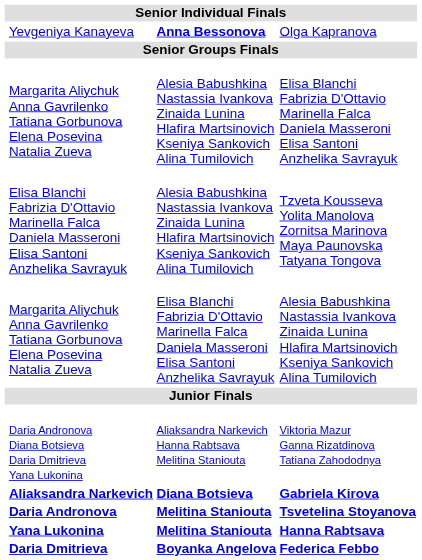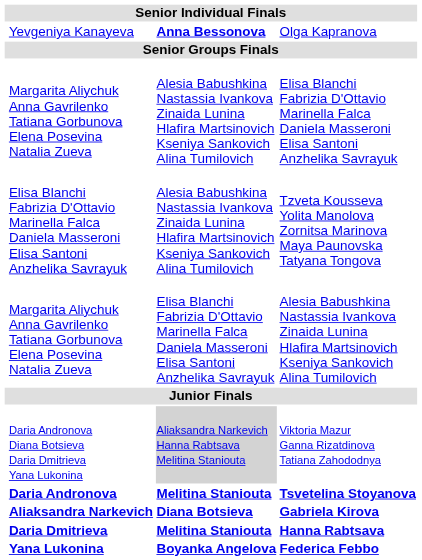(212, 445) no background -> (212, 445) lightgrey background
rows swapped: (348, 512) <-> (329, 493)
(56, 530) Yana Lukonina -> (58, 530) Daria Dmitrieva
(58, 549) Daria Dmitrieva -> (56, 549) Yana Lukonina
